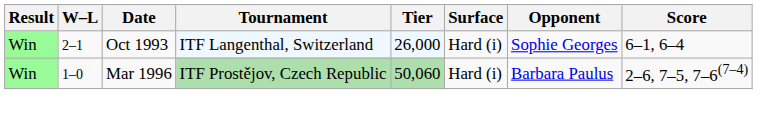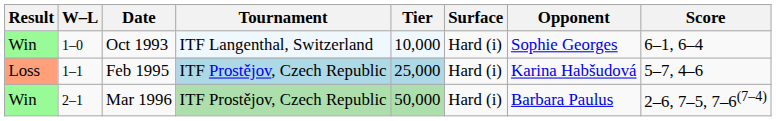(72, 45) 2–1 -> (72, 45) 1–0
(417, 44) 26,000 -> (417, 44) 10,000
+ row: (138, 71)
(72, 74) 1–0 -> (72, 101) 2–1
(417, 73) 50,060 -> (417, 100) 50,000
